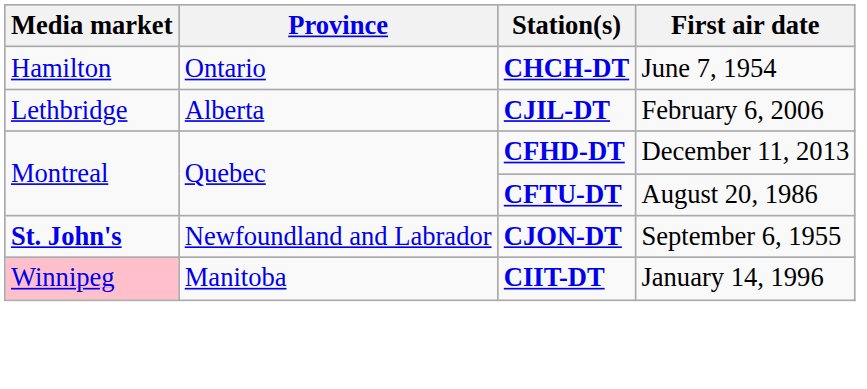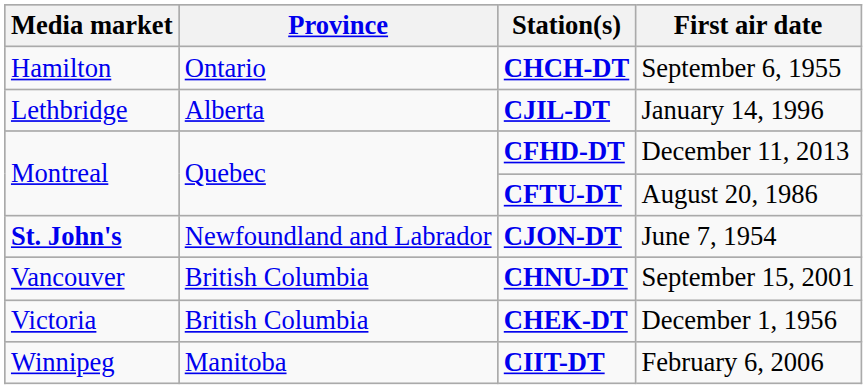(709, 67) June 7, 1954 -> (741, 67) September 6, 1955
(733, 109) February 6, 2006 -> (733, 109) January 14, 1996
(741, 236) September 6, 1955 -> (709, 236) June 7, 1954
+ row: (566, 278)
+ row: (566, 320)
(63, 278) pink background -> (63, 362) no background
(733, 278) January 14, 1996 -> (733, 362) February 6, 2006
